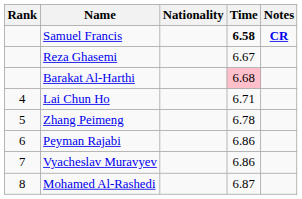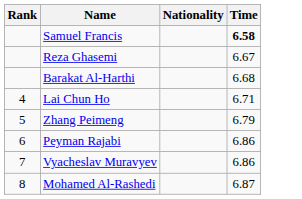- column: (279, 15)
(244, 78) pink background -> (244, 78) no background
(244, 120) 6.78 -> (244, 120) 6.79
